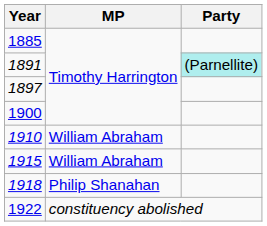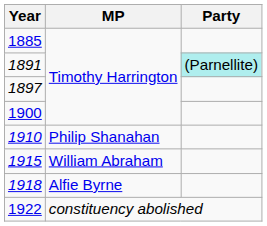(106, 137) William Abraham -> (104, 137) Philip Shanahan
(104, 185) Philip Shanahan -> (86, 185) Alfie Byrne
